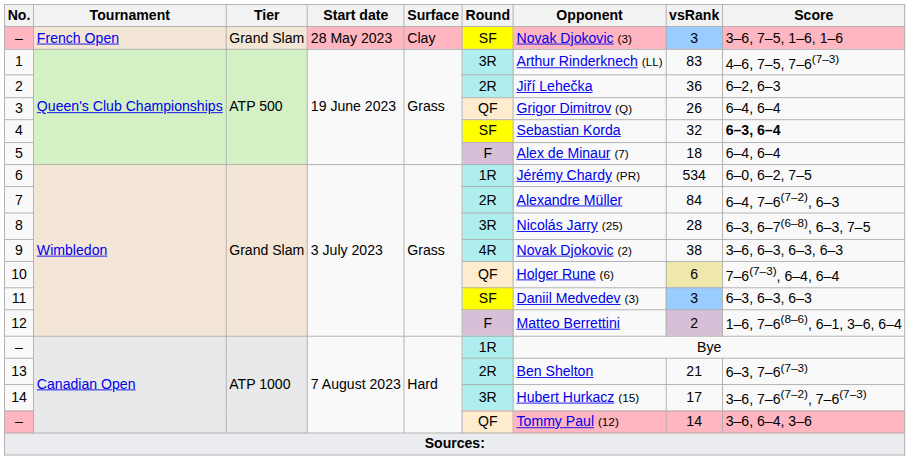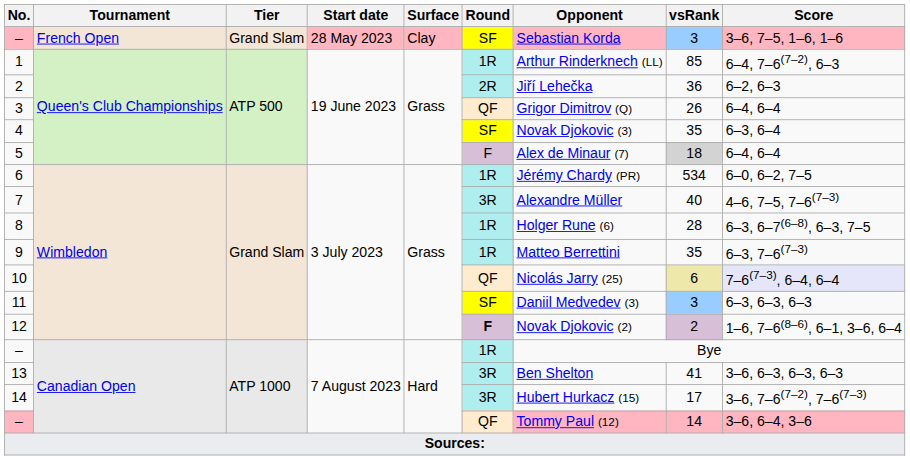(574, 37) Novak Djokovic (3) -> (569, 37) Sebastian Korda
(488, 62) 3R -> (488, 62) 1R
(694, 62) 83 -> (694, 62) 85
(782, 62) 4–6, 7–5, 7–6(7–3) -> (782, 62) 6–4, 7–6(7–2), 6–3
(569, 131) Sebastian Korda -> (574, 131) Novak Djokovic (3)
(694, 131) 32 -> (694, 131) 35
(753, 131) bold -> (753, 131) normal
(694, 153) no background -> (694, 153) lightgrey background
(488, 200) 2R -> (488, 200) 3R
(694, 200) 84 -> (694, 200) 40
(782, 200) 6–4, 7–6(7–2), 6–3 -> (782, 200) 4–6, 7–5, 7–6(7–3)
(488, 226) 3R -> (488, 226) 1R
(570, 226) Nicolás Jarry (25) -> (565, 226) Holger Rune (6)
(488, 250) 4R -> (488, 252) 1R
(574, 250) Novak Djokovic (2) -> (568, 252) Matteo Berrettini
(694, 250) 38 -> (694, 252) 35
(784, 250) 3–6, 6–3, 6–3, 6–3 -> (767, 252) 6–3, 7–6(7–3)
(565, 274) Holger Rune (6) -> (570, 278) Nicolás Jarry (25)
(782, 274) no background -> (782, 278) lavender background
(488, 323) normal -> (488, 326) bold
(568, 323) Matteo Berrettini -> (574, 326) Novak Djokovic (2)
(488, 371) 2R -> (488, 373) 3R
(694, 371) 21 -> (694, 373) 41
(767, 371) 6–3, 7–6(7–3) -> (784, 373) 3–6, 6–3, 6–3, 6–3
